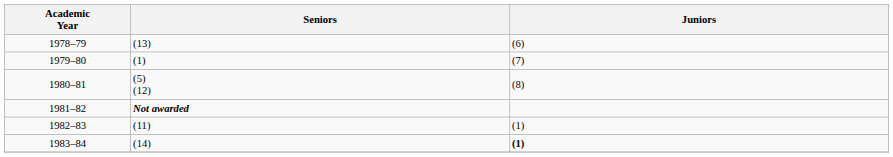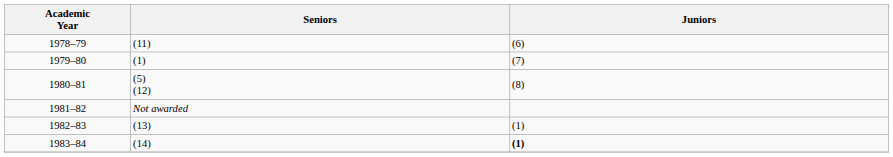(142, 43) (13) -> (142, 43) (11)
(161, 108) bold -> (161, 108) normal
(142, 126) (11) -> (142, 126) (13)
